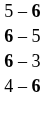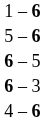+ row: (22, 11)
